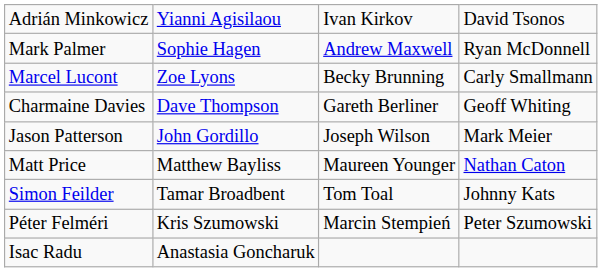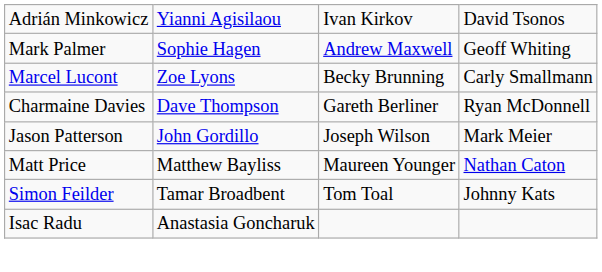(527, 48) Ryan McDonnell -> (517, 48) Geoff Whiting
(517, 106) Geoff Whiting -> (527, 106) Ryan McDonnell
- row: (59, 223)
